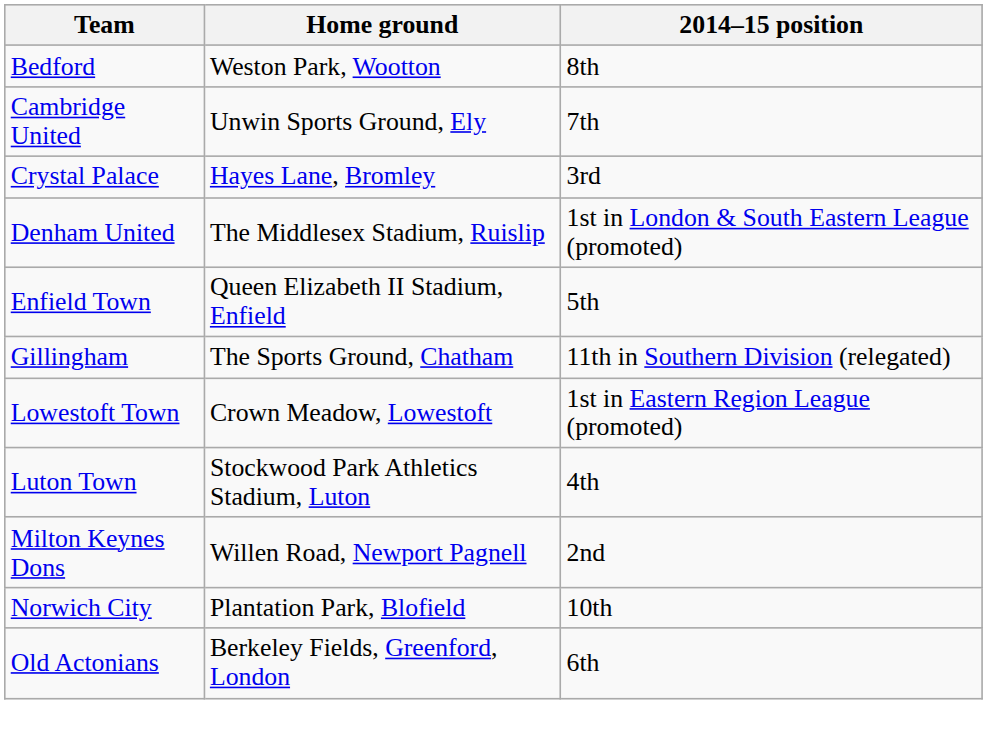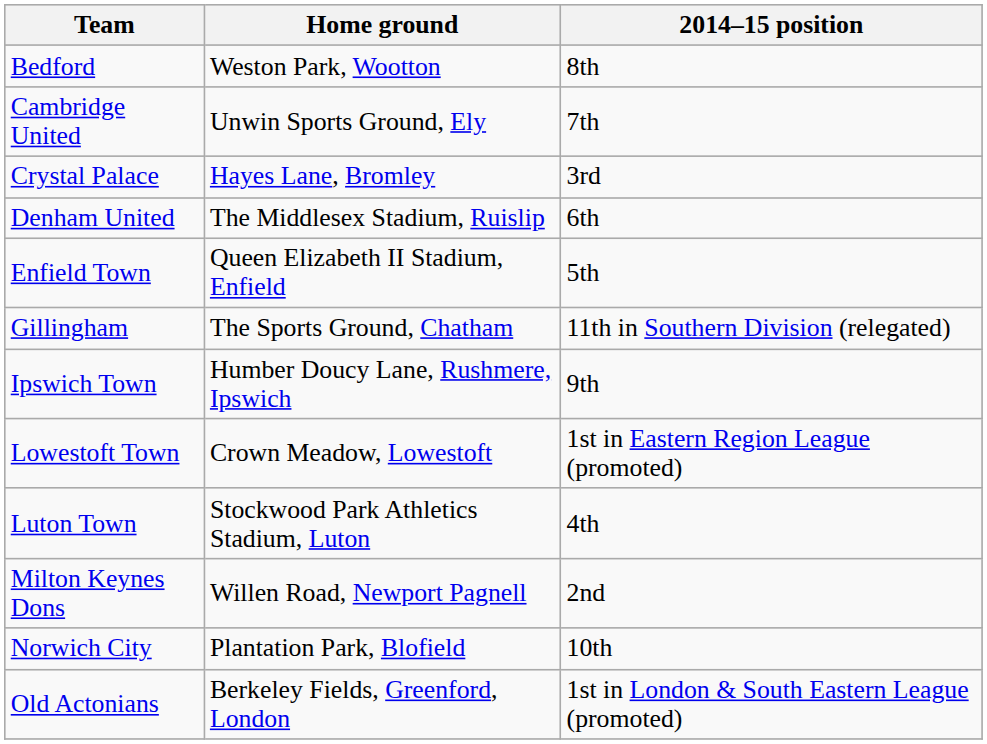(768, 231) 1st in London & South Eastern League (promoted) -> (583, 217) 6th
+ row: (84, 383)
(583, 662) 6th -> (768, 703) 1st in London & South Eastern League (promoted)
